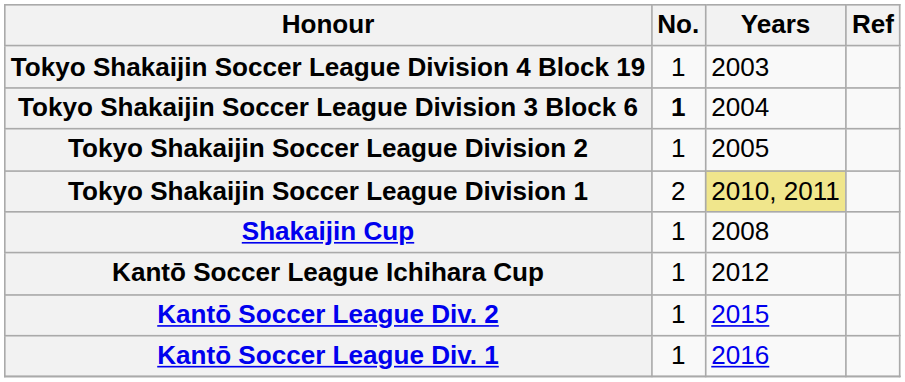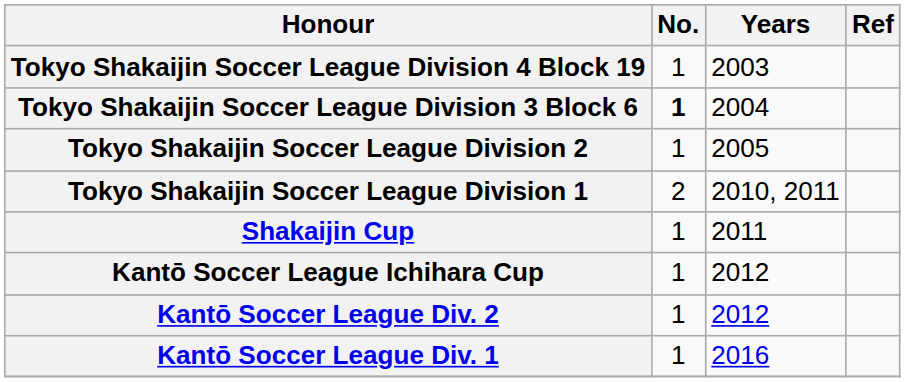(776, 190) khaki background -> (776, 190) no background
(740, 231) 2008 -> (739, 231) 2011
(740, 314) 2015 -> (740, 314) 2012
